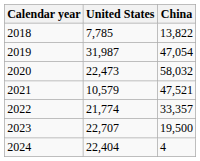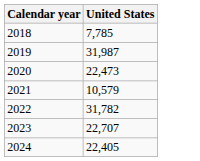- column: (176, 14)
(103, 109) 21,774 -> (103, 109) 31,782
(103, 147) 22,404 -> (103, 147) 22,405
